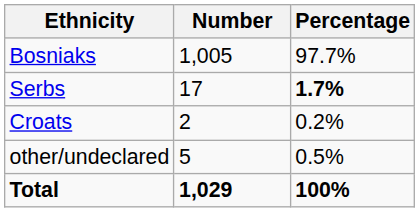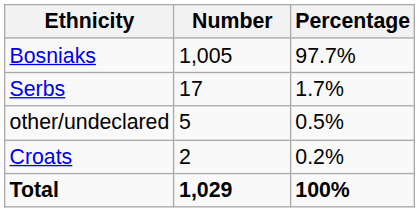(320, 88) bold -> (320, 88) normal
rows swapped: (41, 122) <-> (89, 156)
